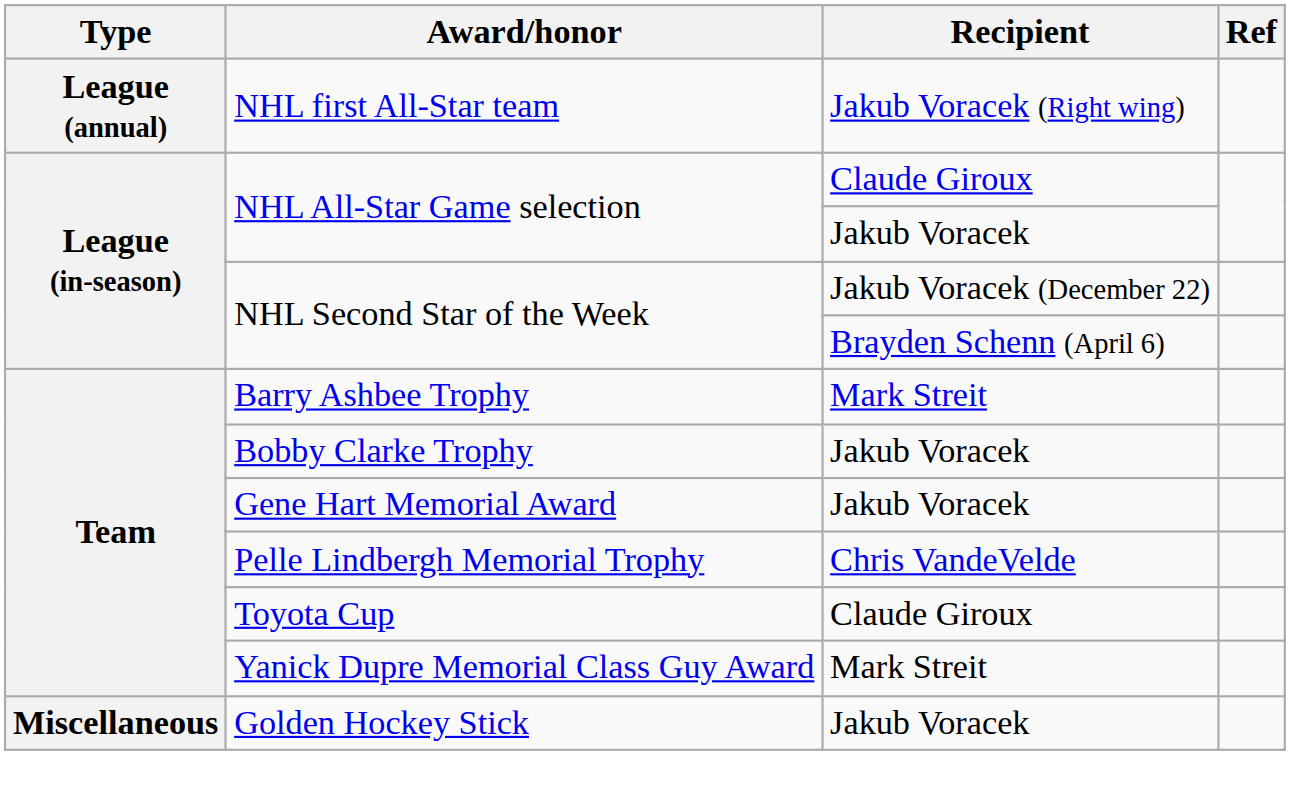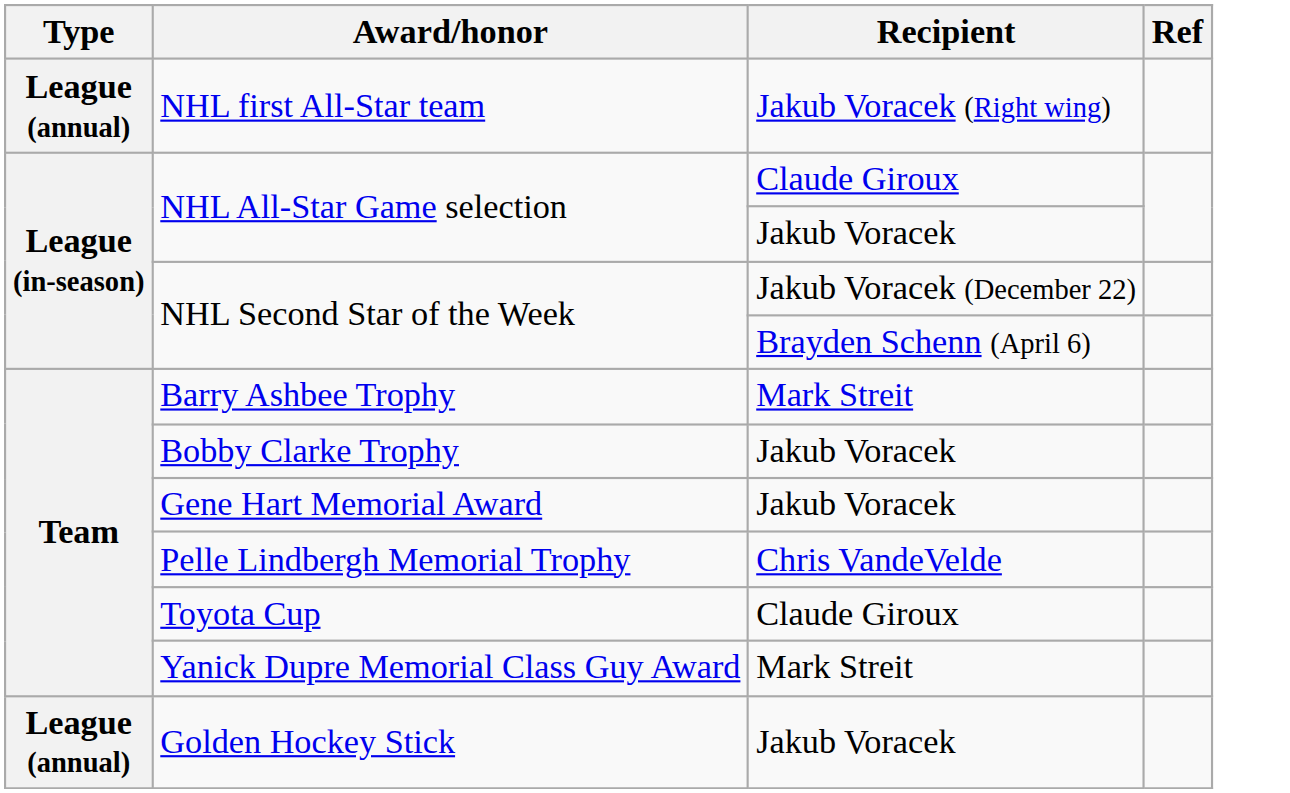(116, 721) Miscellaneous -> (79, 741) League (annual)
